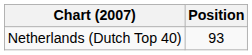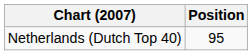(216, 38) 93 -> (216, 38) 95
